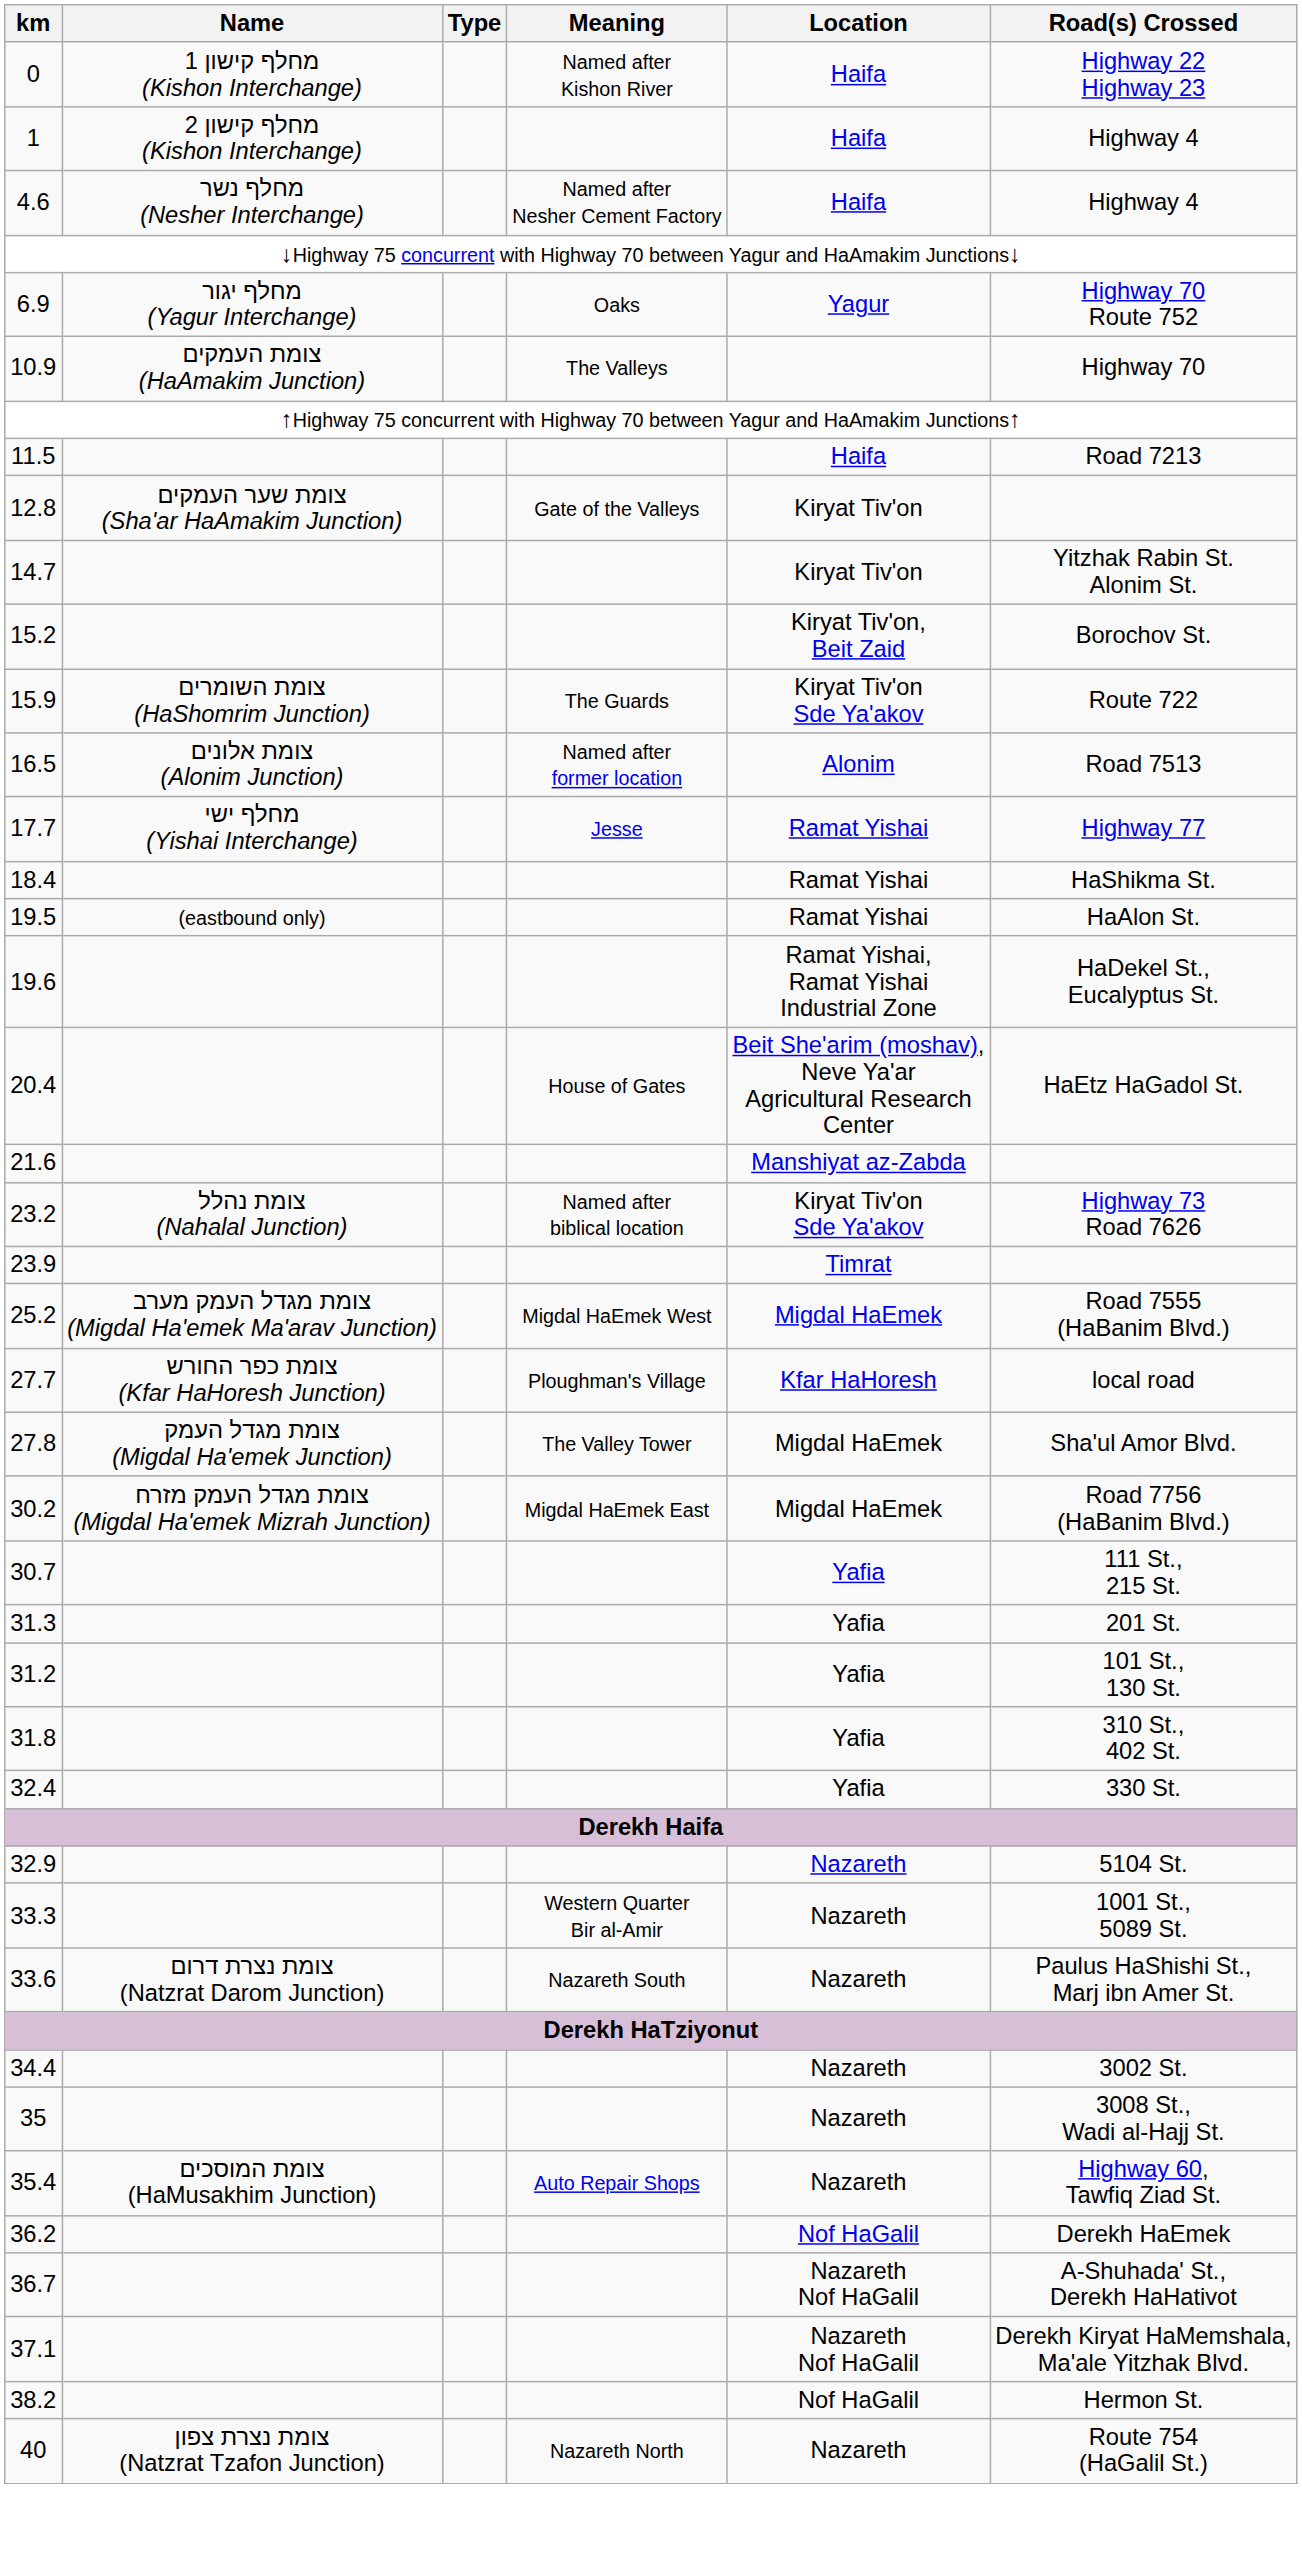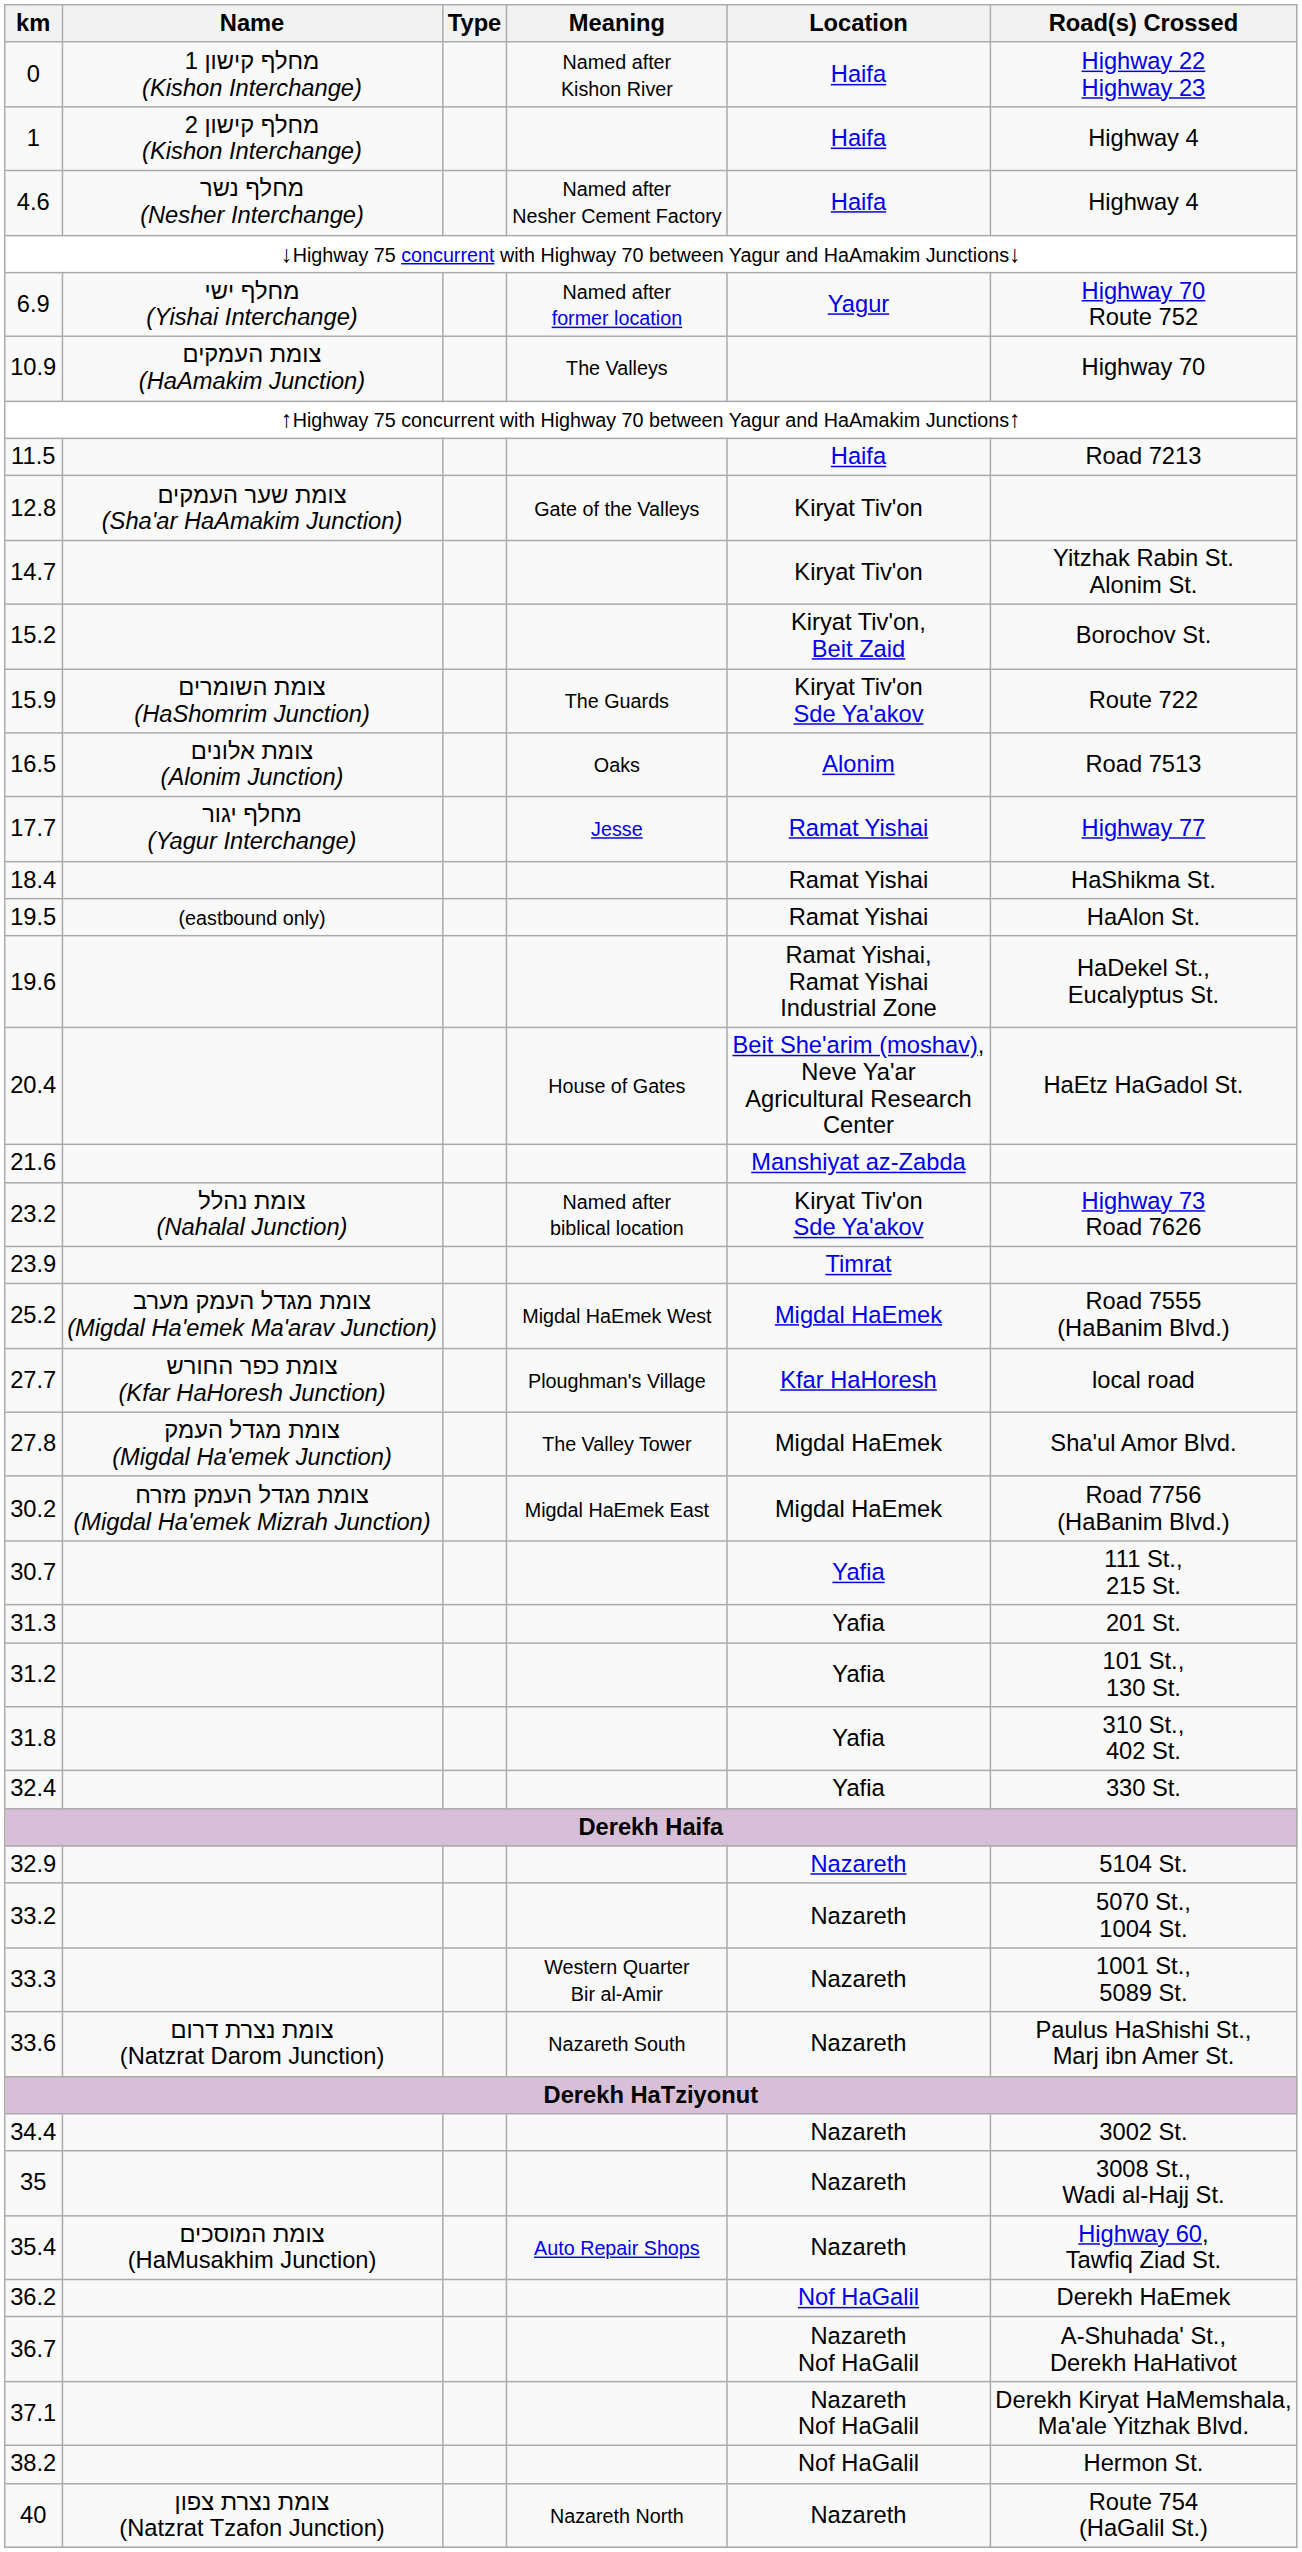(252, 304) מחלף יגור (Yagur Interchange) -> (252, 304) מחלף ישי (Yishai Interchange)
(617, 305) Oaks -> (617, 305) Named after former location
(617, 766) Named after former location -> (617, 766) Oaks
(252, 828) מחלף ישי (Yishai Interchange) -> (252, 828) מחלף יגור (Yagur Interchange)
+ row: (33, 1915)
